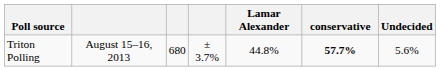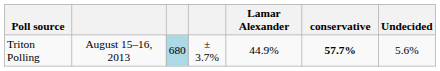(177, 50) no background -> (177, 50) lightblue background
(264, 50) 44.8% -> (264, 50) 44.9%
